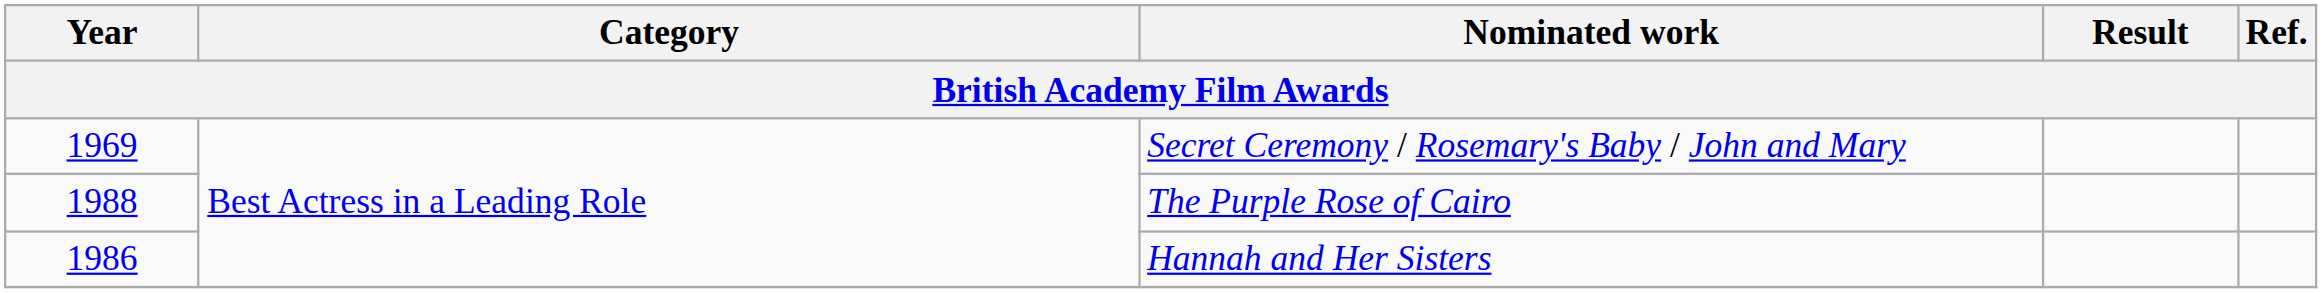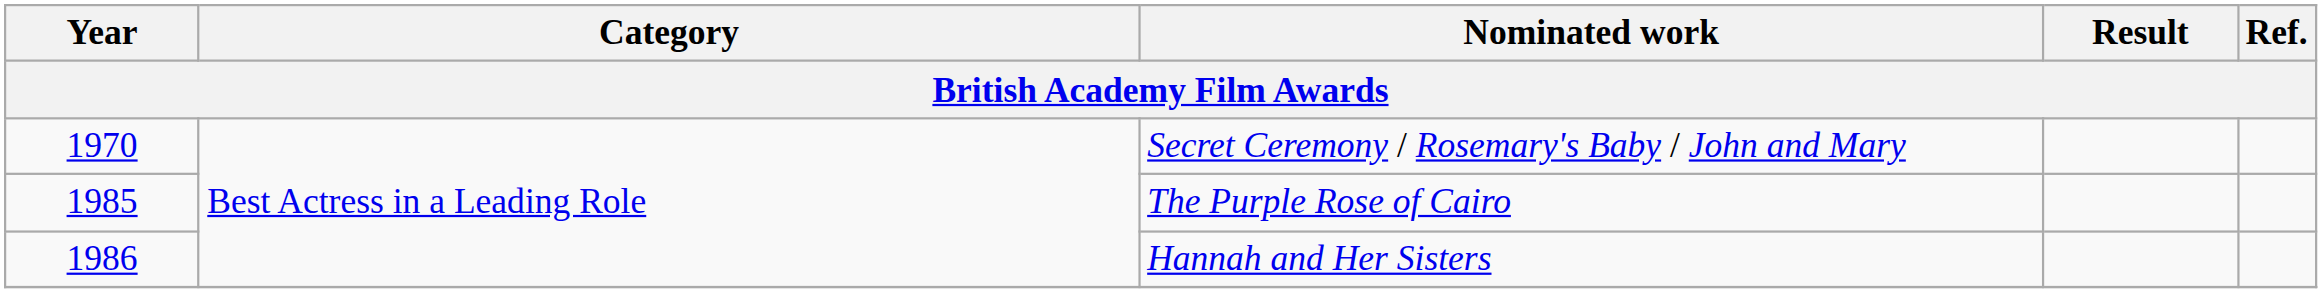(102, 145) 1969 -> (102, 145) 1970
(102, 201) 1988 -> (102, 201) 1985
